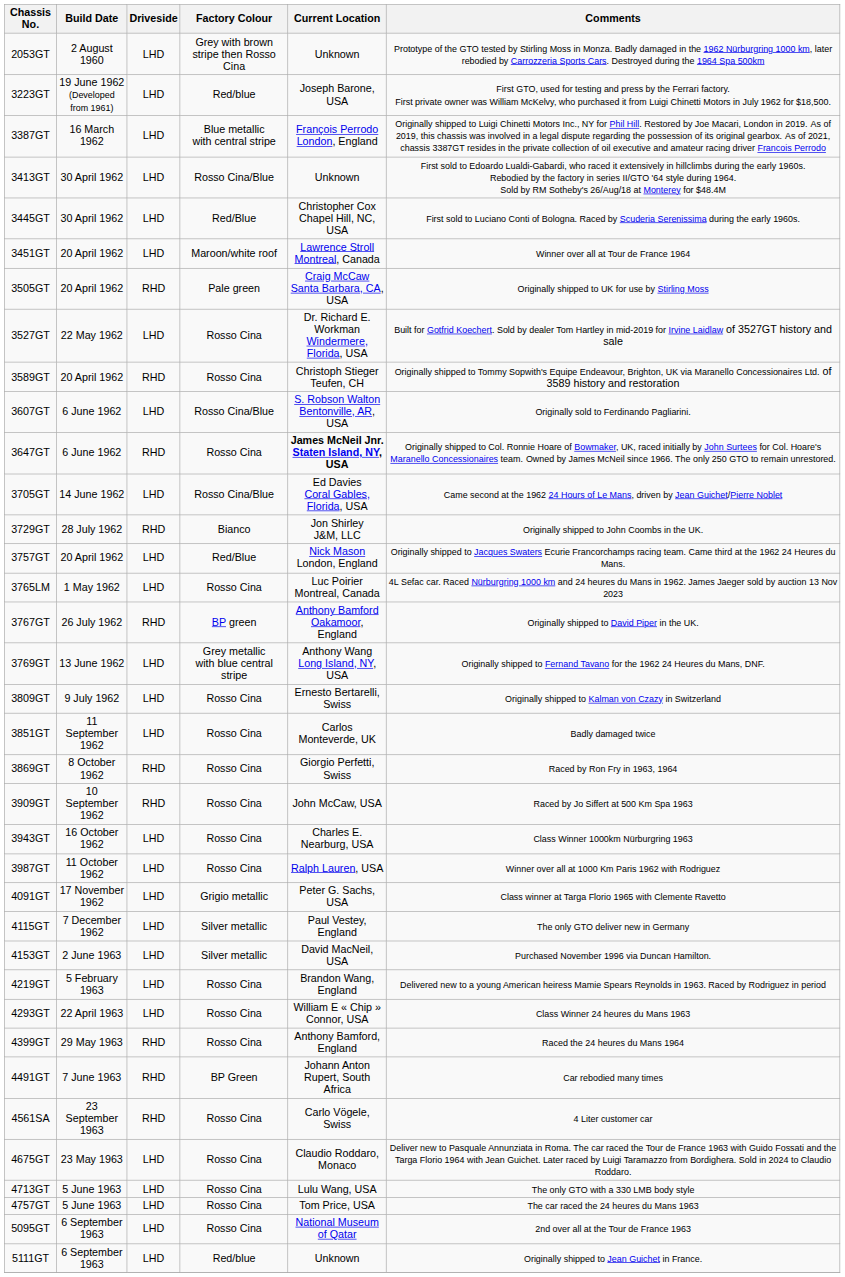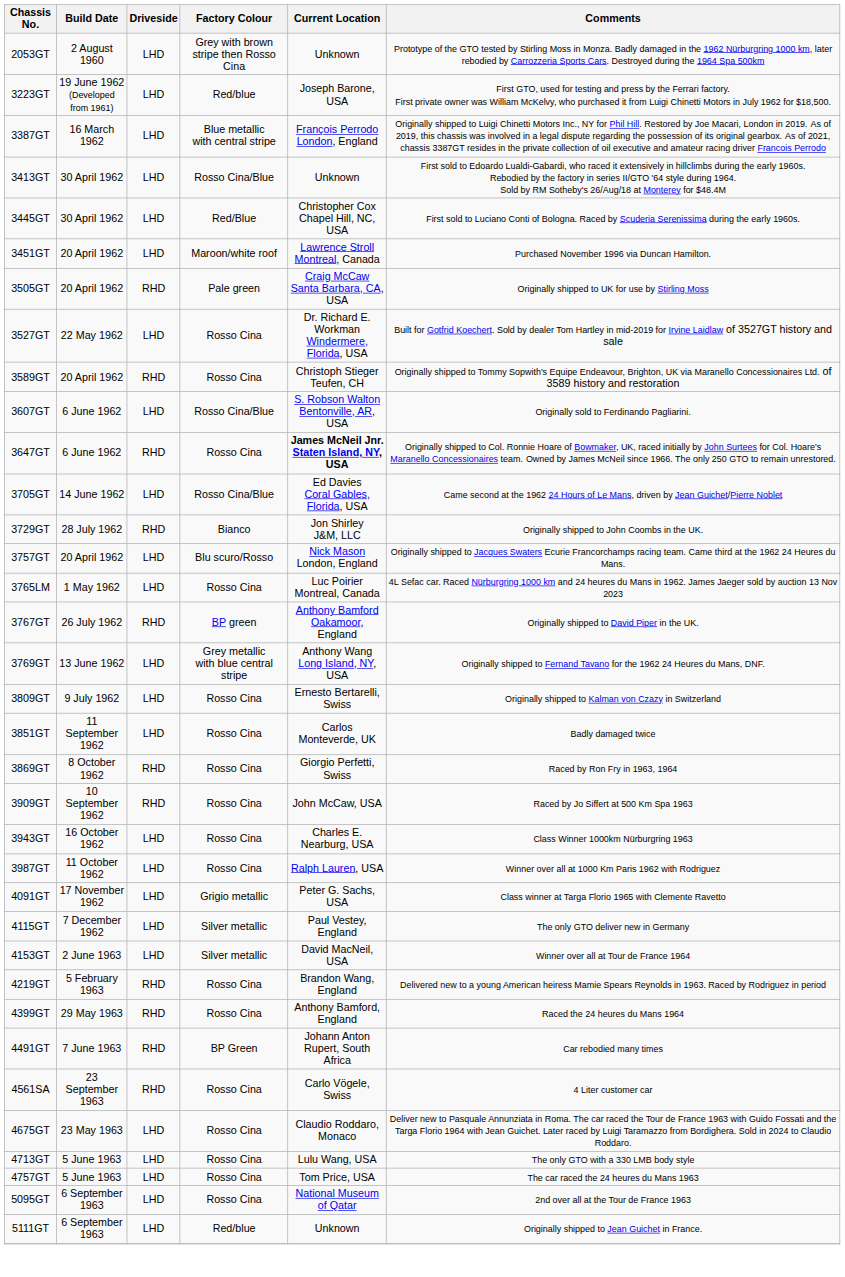(613, 254) Winner over all at Tour de France 1964 -> (613, 254) Purchased November 1996 via Duncan Hamilton.
(234, 558) Red/Blue -> (234, 558) Blu scuro/Rosso
(613, 956) Purchased November 1996 via Duncan Hamilton. -> (613, 956) Winner over all at Tour de France 1964
(154, 984) LHD -> (154, 984) RHD
- row: (30, 1013)
